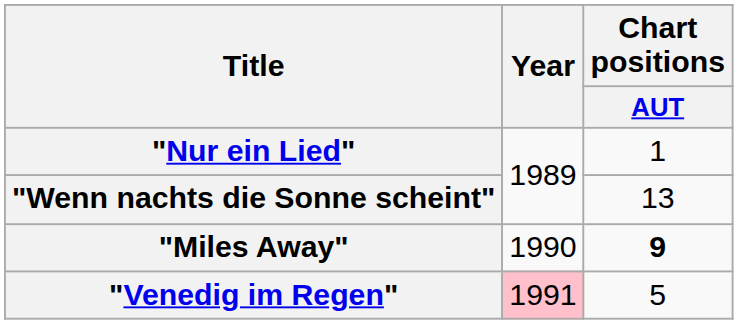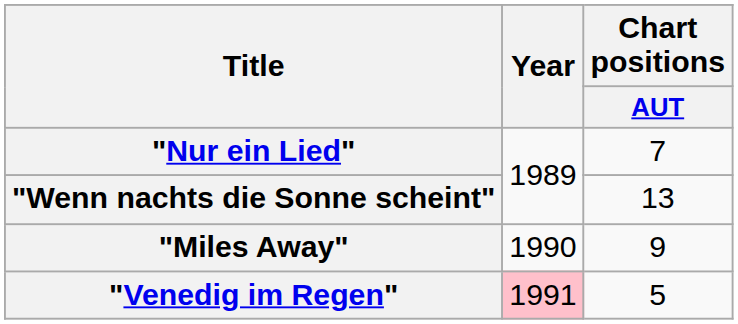(658, 150) 1 -> (658, 150) 7
(658, 246) bold -> (658, 246) normal
